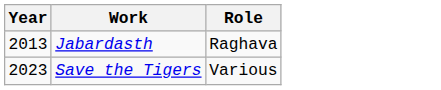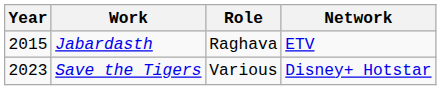+ column: (358, 18)
(28, 44) 2013 -> (28, 44) 2015
